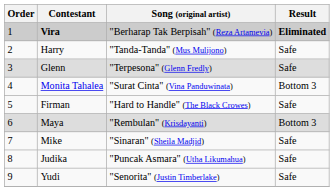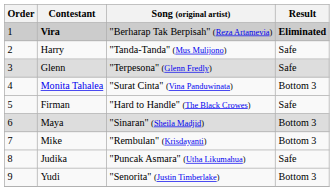(158, 123) "Rembulan" (Krisdayanti) -> (157, 123) "Sinaran" (Sheila Madjid)
(157, 141) "Sinaran" (Sheila Madjid) -> (158, 141) "Rembulan" (Krisdayanti)
(288, 141) Safe -> (298, 141) Bottom 3
(288, 177) Safe -> (298, 177) Bottom 3
